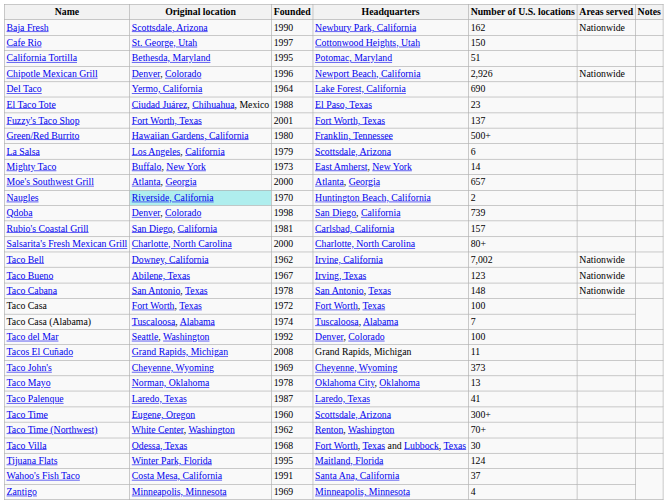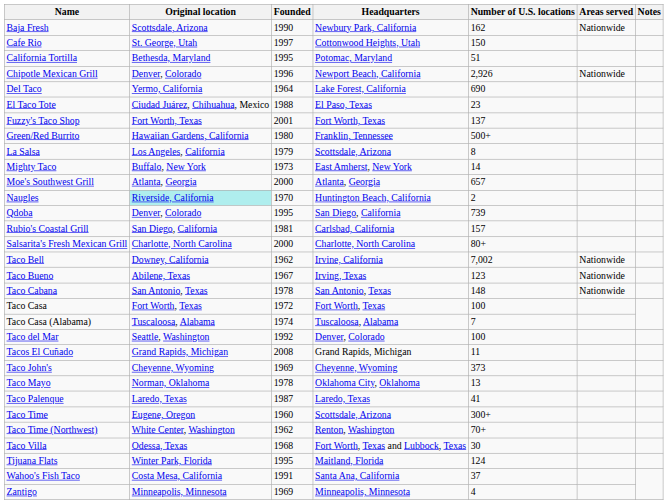(473, 151) 6 -> (473, 151) 8
(283, 213) 1998 -> (283, 213) 1995
